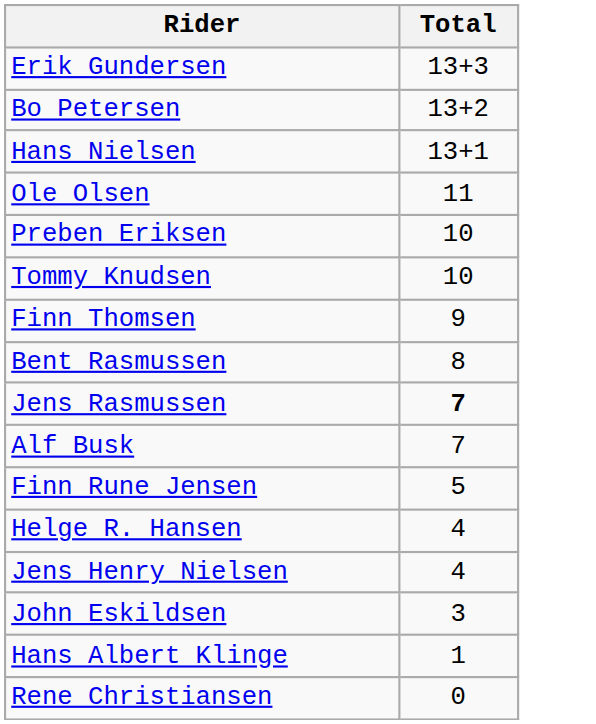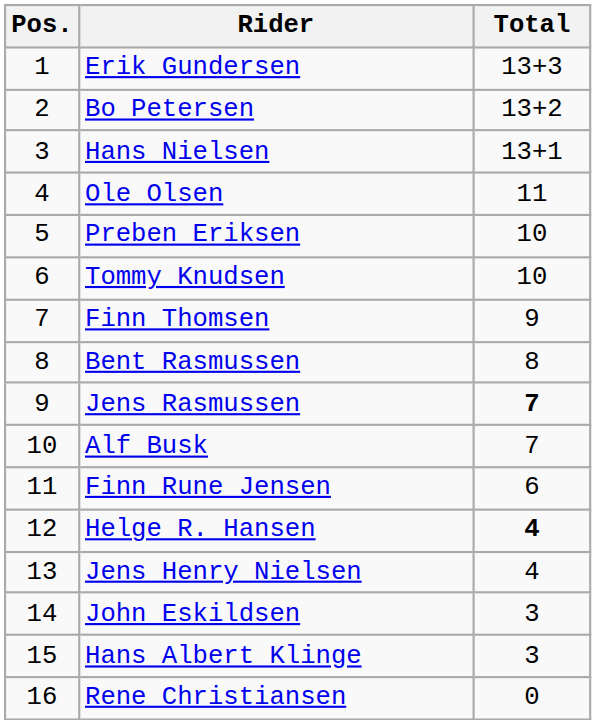+ column: (42, 26)
(458, 488) 5 -> (532, 488) 6
(458, 530) normal -> (532, 530) bold
(458, 656) 1 -> (532, 656) 3
